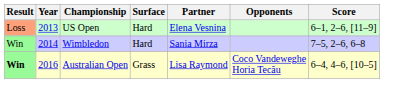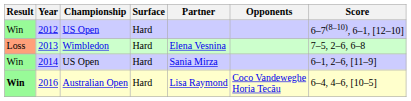+ row: (48, 29)
(81, 28) US Open -> (86, 46) Wimbledon
(344, 28) 6–1, 2–6, [11–9] -> (338, 46) 7–5, 2–6, 6–8
(86, 43) Wimbledon -> (81, 62) US Open
(338, 43) 7–5, 2–6, 6–8 -> (344, 62) 6–1, 2–6, [11–9]
(144, 65) Grass -> (142, 83) Hard
